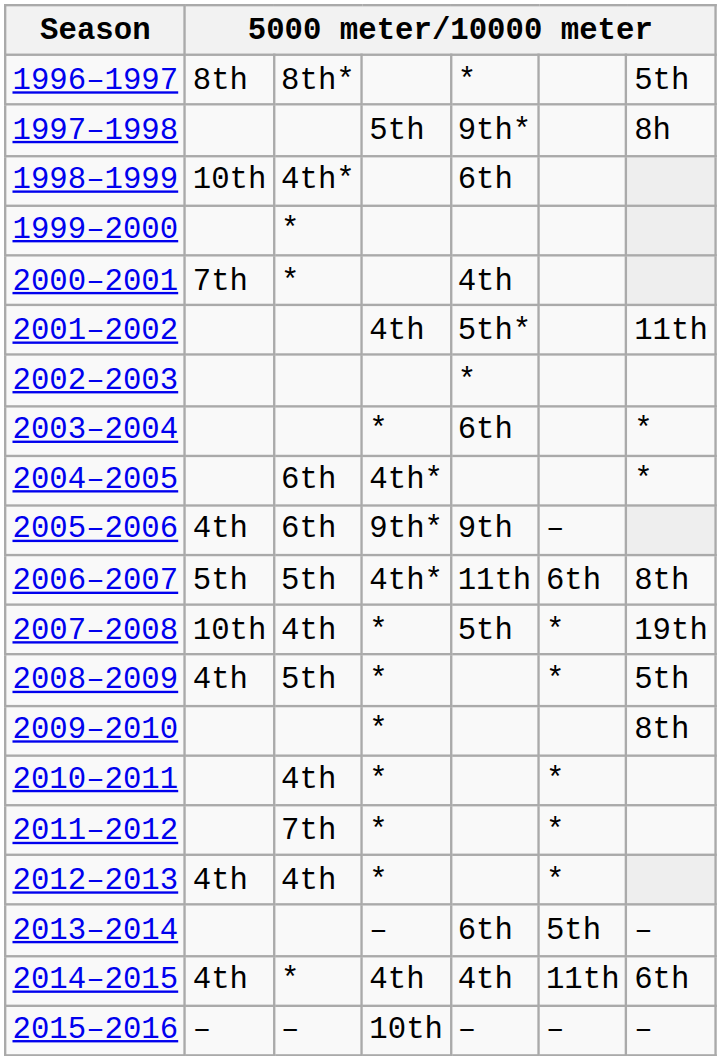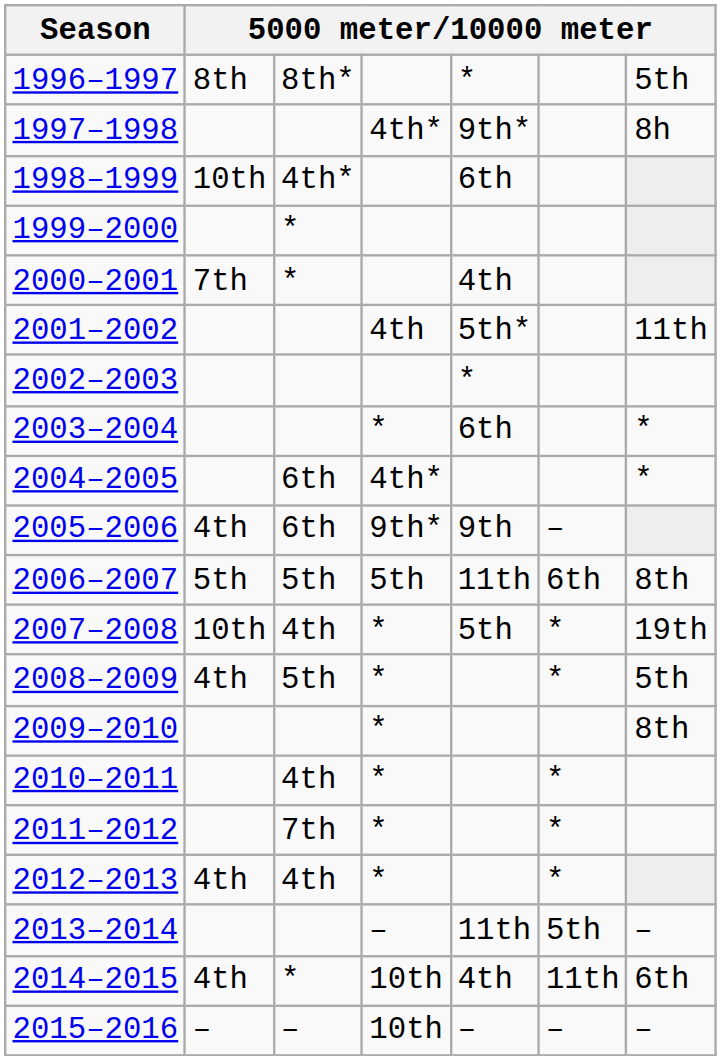(397, 130) 5th -> (406, 130) 4th*
(406, 580) 4th* -> (397, 580) 5th
(485, 930) 6th -> (494, 930) 11th
(397, 980) 4th -> (406, 980) 10th
